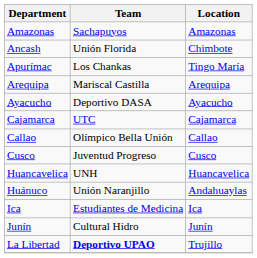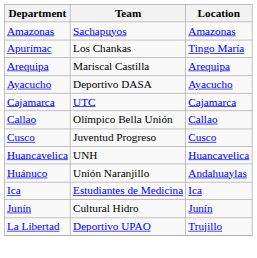- row: (24, 48)
(114, 244) bold -> (112, 226) normal
